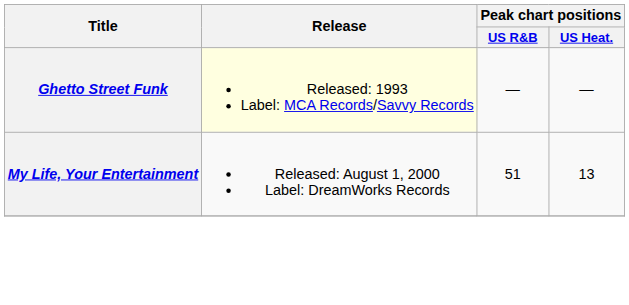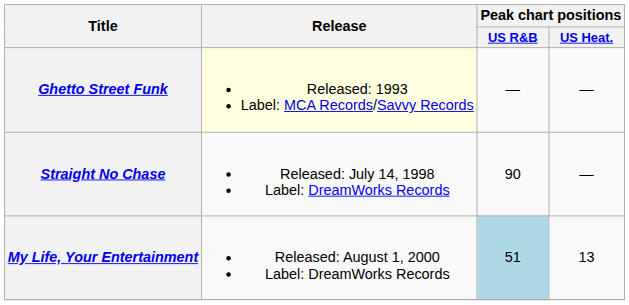+ row: (103, 173)
(513, 173) no background -> (513, 257) lightblue background
